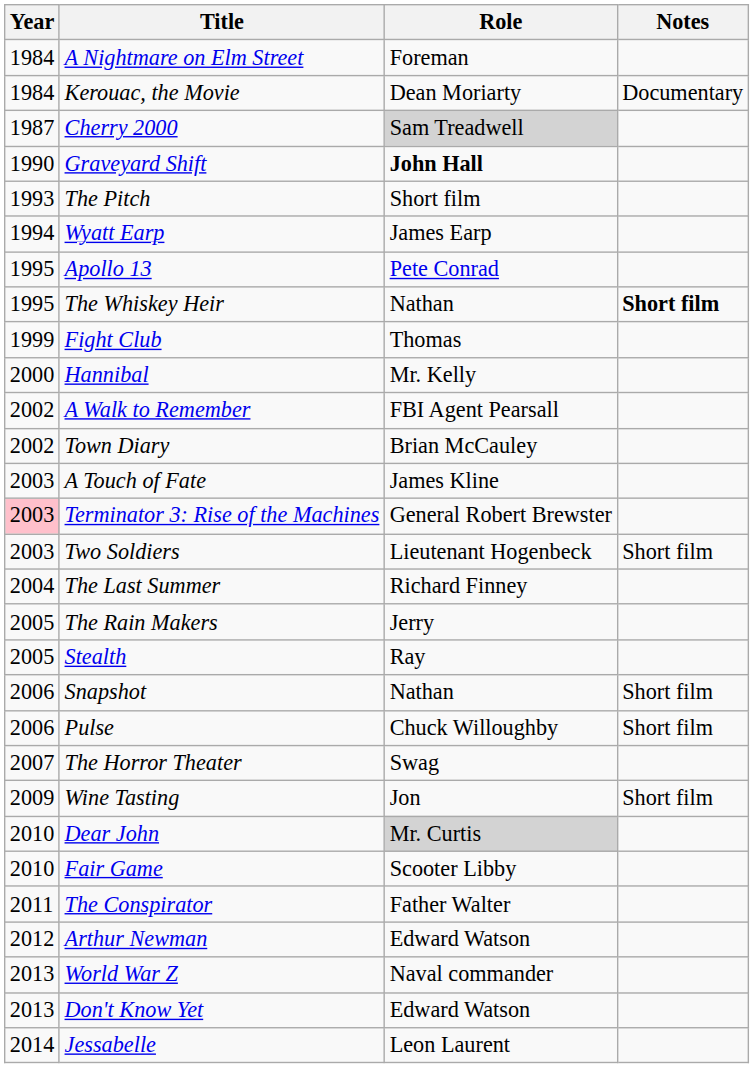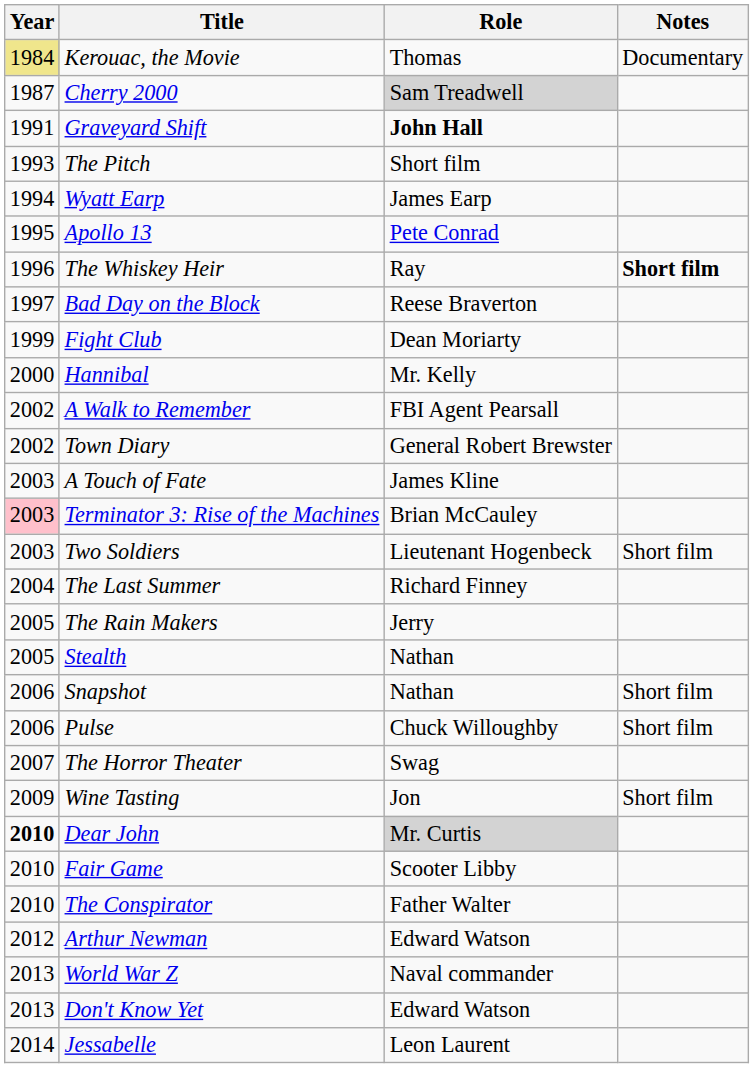- row: (184, 57)
(32, 92) no background -> (32, 57) khaki background
(455, 92) Dean Moriarty -> (425, 57) Thomas
(32, 163) 1990 -> (32, 127) 1991
(32, 304) 1995 -> (32, 269) 1996
(422, 304) Nathan -> (408, 269) Ray
+ row: (162, 304)
(425, 339) Thomas -> (455, 339) Dean Moriarty
(463, 445) Brian McCauley -> (501, 445) General Robert Brewster
(501, 515) General Robert Brewster -> (463, 515) Brian McCauley
(408, 657) Ray -> (422, 657) Nathan
(32, 833) normal -> (32, 833) bold
(32, 903) 2011 -> (32, 903) 2010
